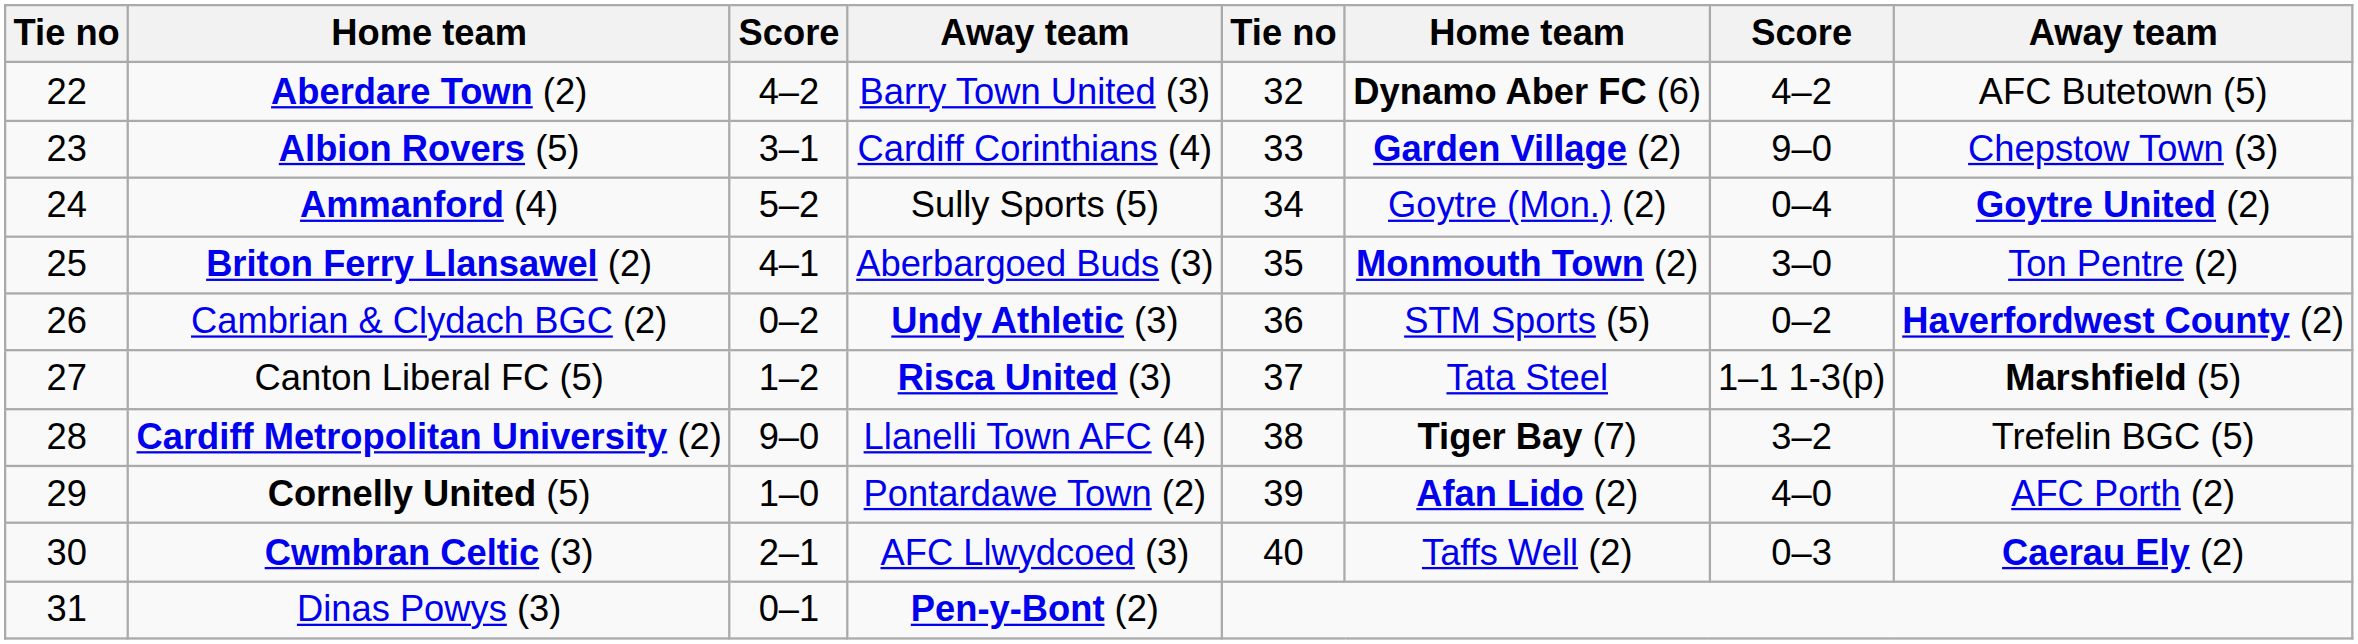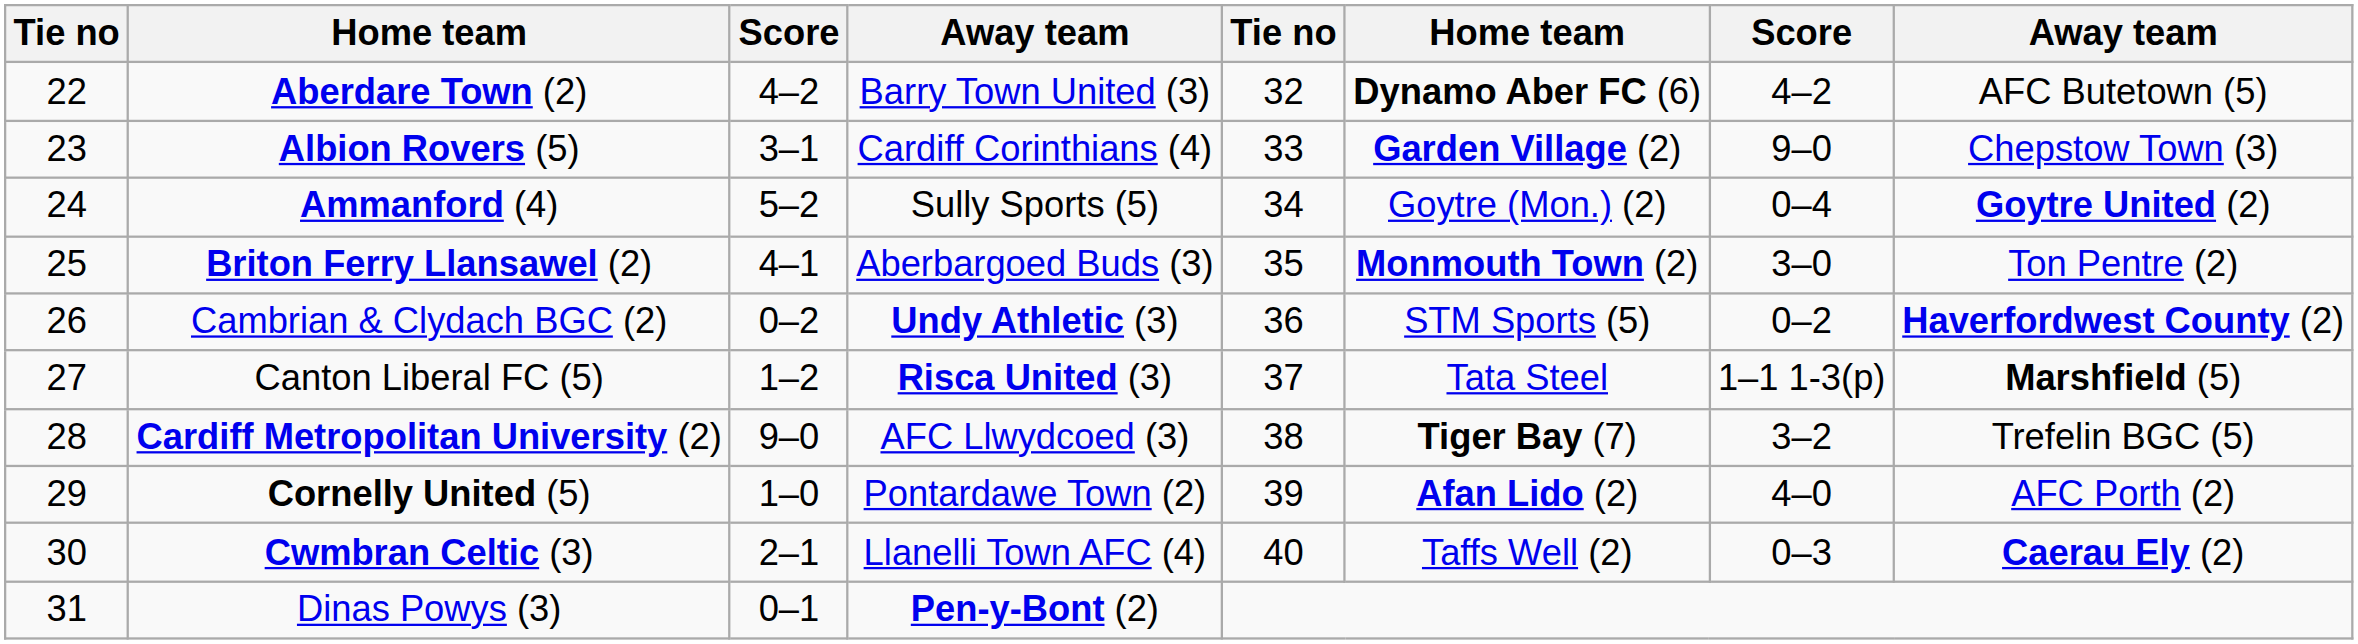(1035, 436) Llanelli Town AFC (4) -> (1035, 436) AFC Llwydcoed (3)
(1035, 551) AFC Llwydcoed (3) -> (1035, 551) Llanelli Town AFC (4)
